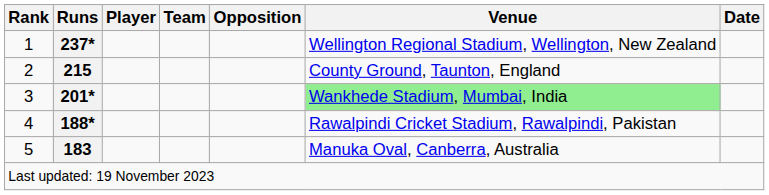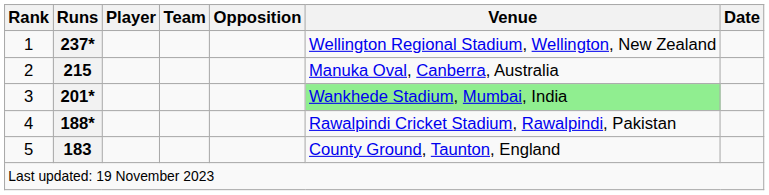(435, 70) County Ground, Taunton, England -> (434, 70) Manuka Oval, Canberra, Australia
(434, 149) Manuka Oval, Canberra, Australia -> (435, 149) County Ground, Taunton, England
